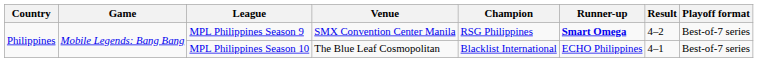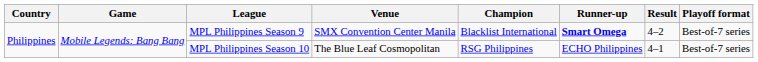(497, 31) RSG Philippines -> (509, 31) Blacklist International
(509, 49) Blacklist International -> (497, 49) RSG Philippines
